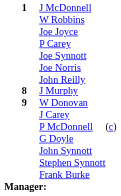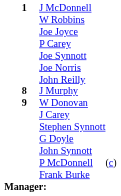rows swapped: (66, 127) <-> (72, 162)
